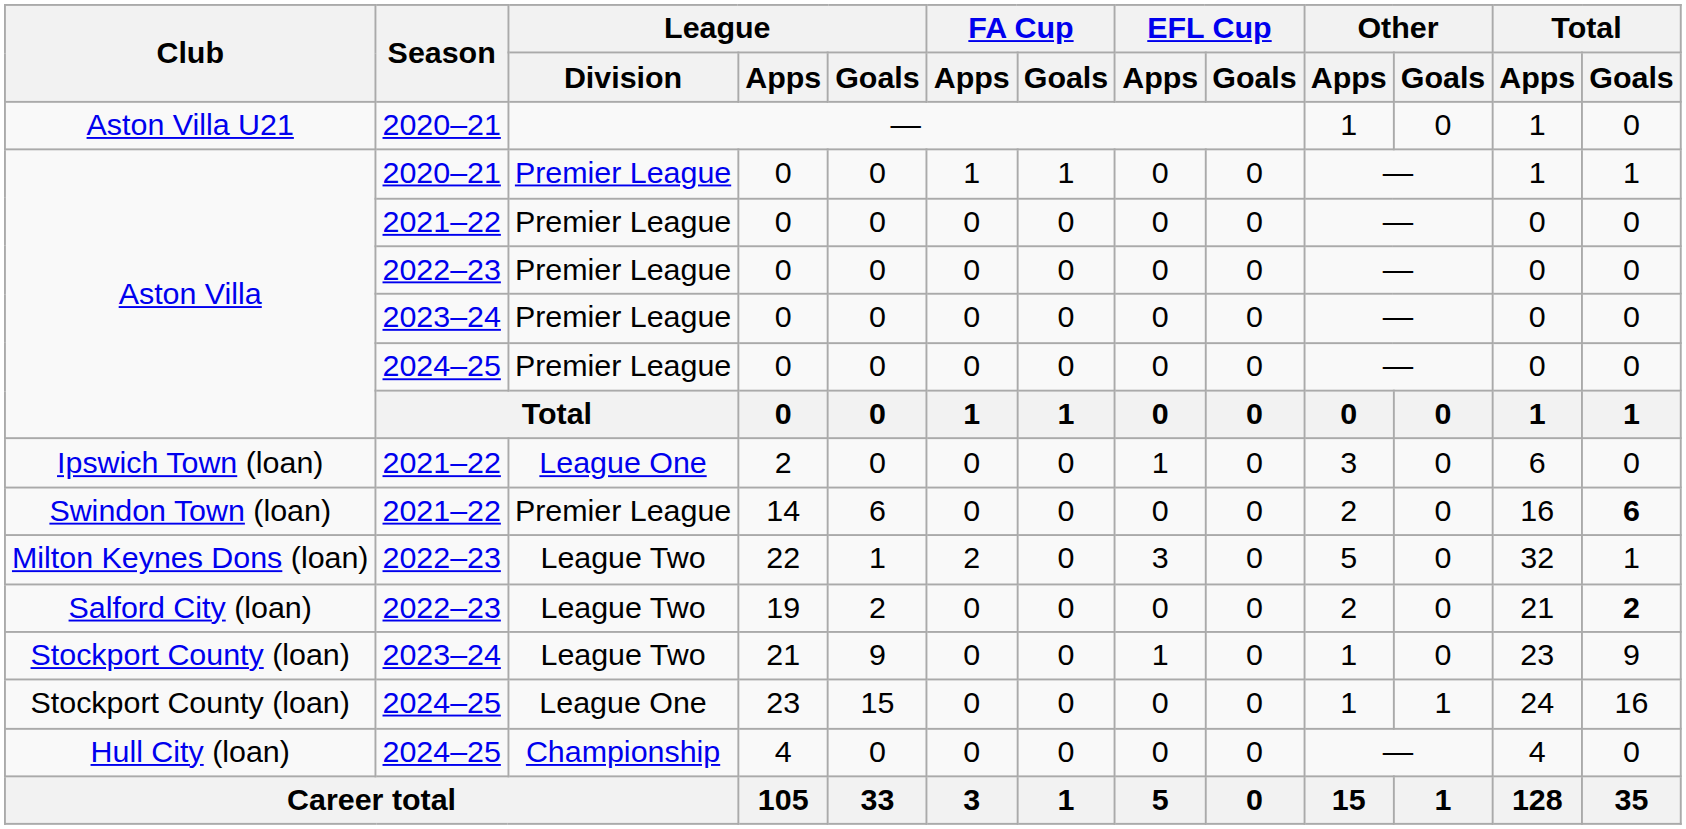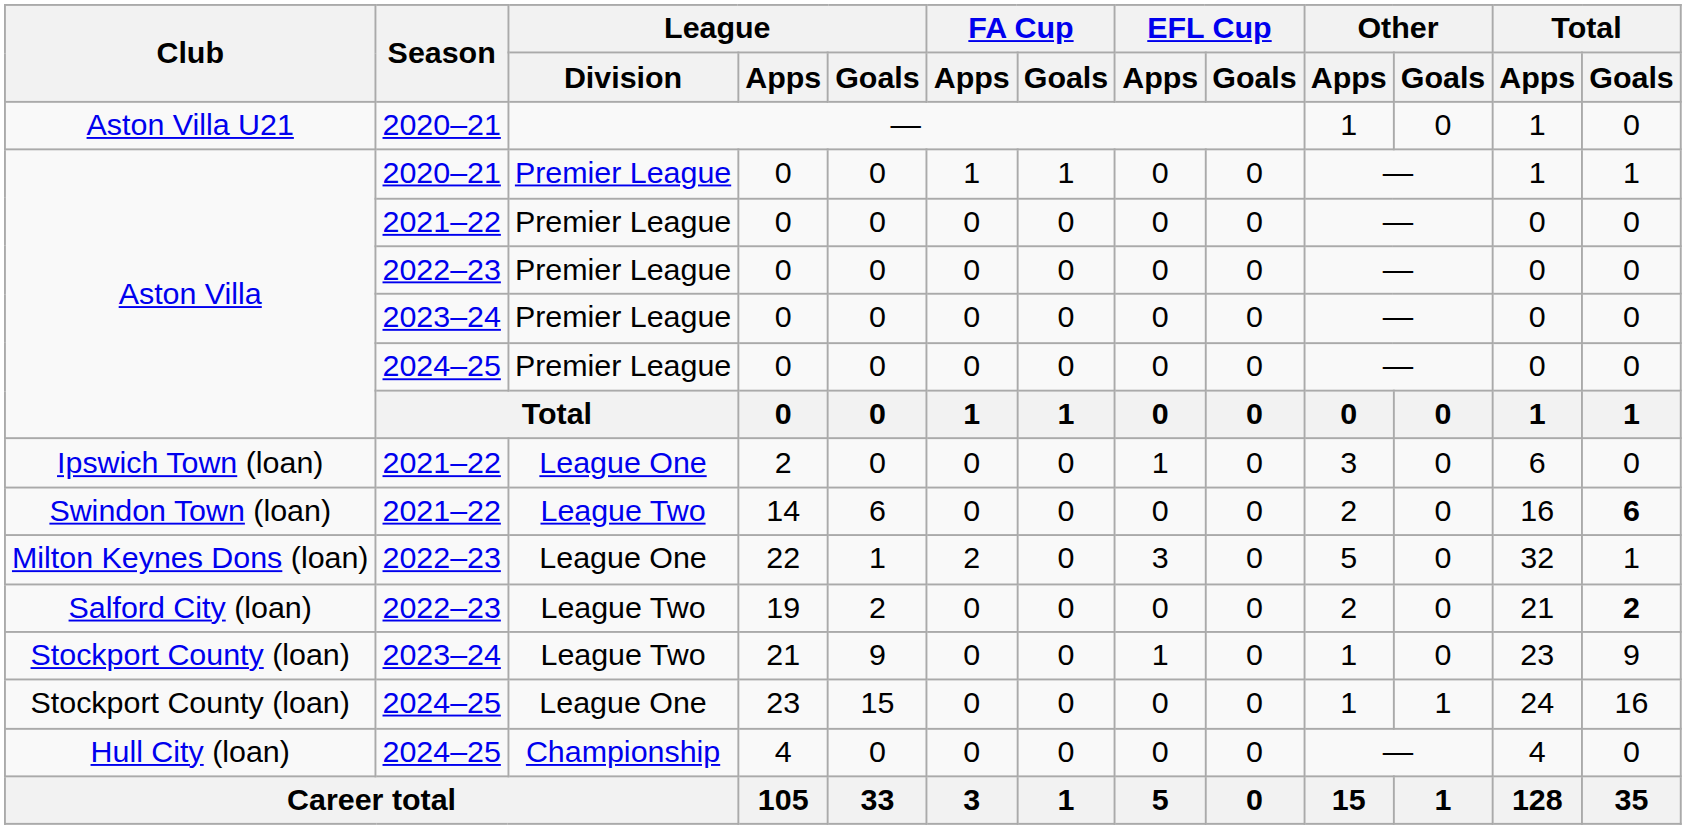(623, 510) Premier League -> (623, 510) League Two
(623, 558) League Two -> (623, 558) League One
